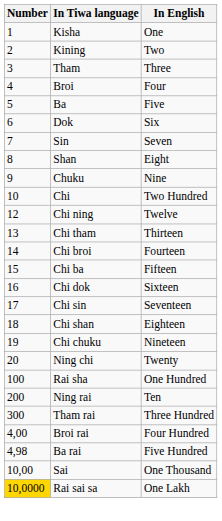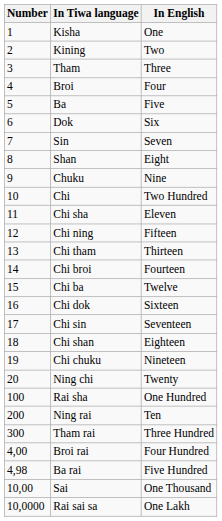+ row: (71, 214)
(161, 214) Twelve -> (160, 232) Fifteen
(160, 269) Fifteen -> (161, 287) Twelve
(26, 488) gold background -> (26, 506) no background
